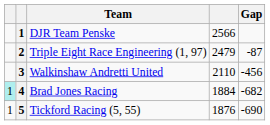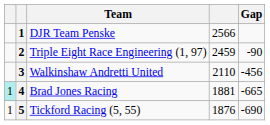(224, 52) 2479 -> (224, 52) 2459
(255, 52) -87 -> (255, 52) -90
(224, 91) 1884 -> (224, 91) 1881
(252, 91) -682 -> (252, 91) -665
